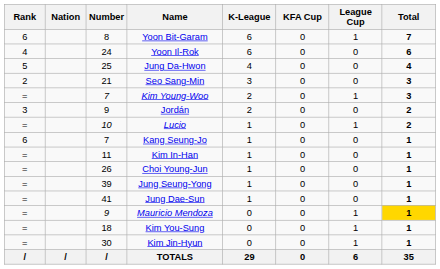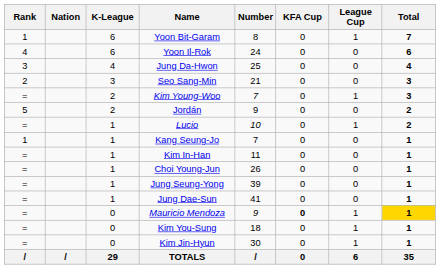columns swapped: (107, 17) <-> (249, 17)
(25, 37) 6 -> (25, 37) 1
(25, 66) 5 -> (25, 66) 3
(25, 110) 3 -> (25, 110) 5
(25, 140) 6 -> (25, 140) 1
(302, 213) normal -> (302, 213) bold
